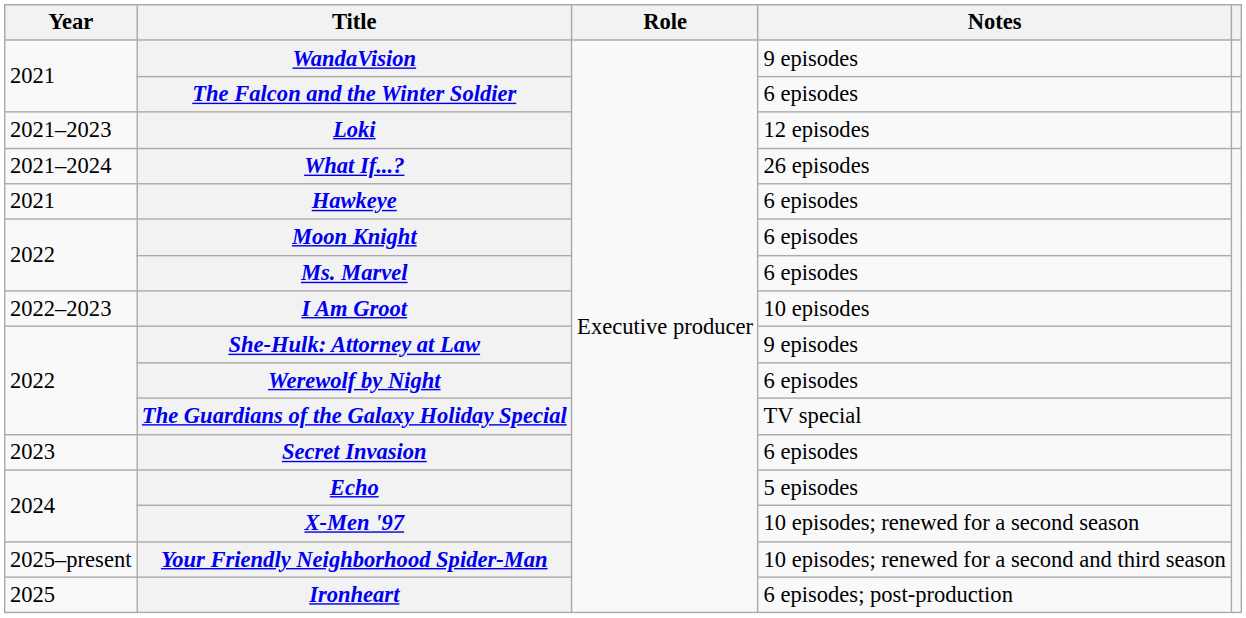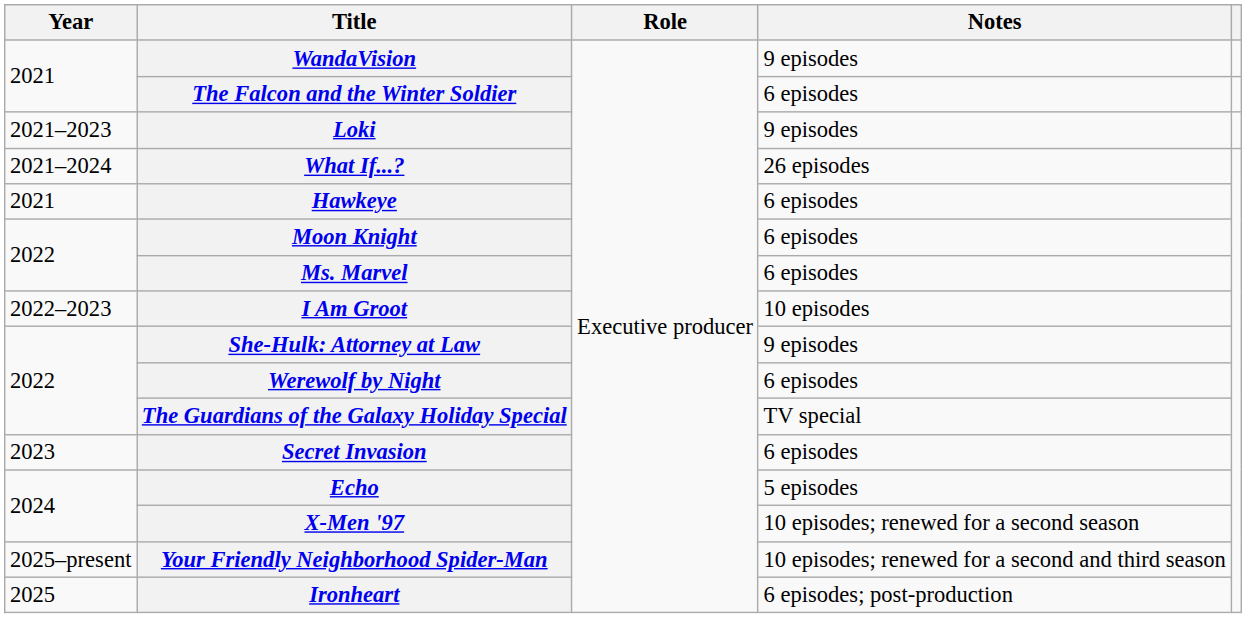(816, 129) 12 episodes -> (811, 129) 9 episodes
